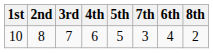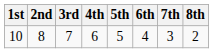columns swapped: (170, 15) <-> (145, 15)
